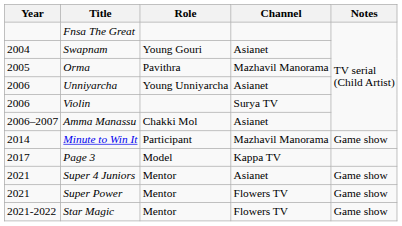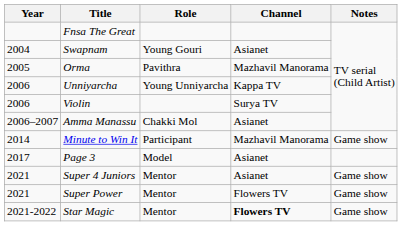(251, 85) Asianet -> (257, 85) Kappa TV
(257, 157) Kappa TV -> (251, 157) Asianet
(261, 211) normal -> (262, 211) bold
